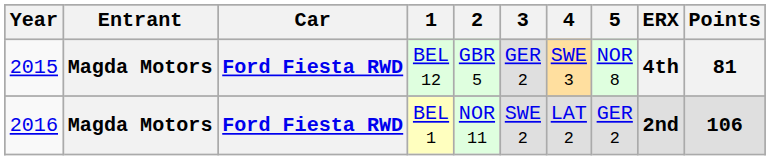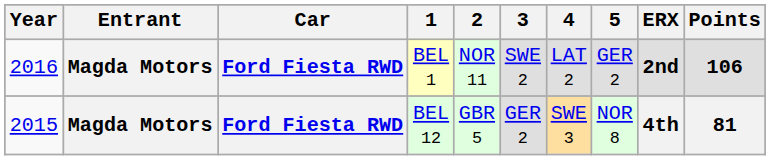rows swapped: (431, 66) <-> (431, 124)
